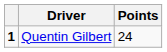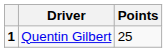(125, 37) 24 -> (125, 37) 25
